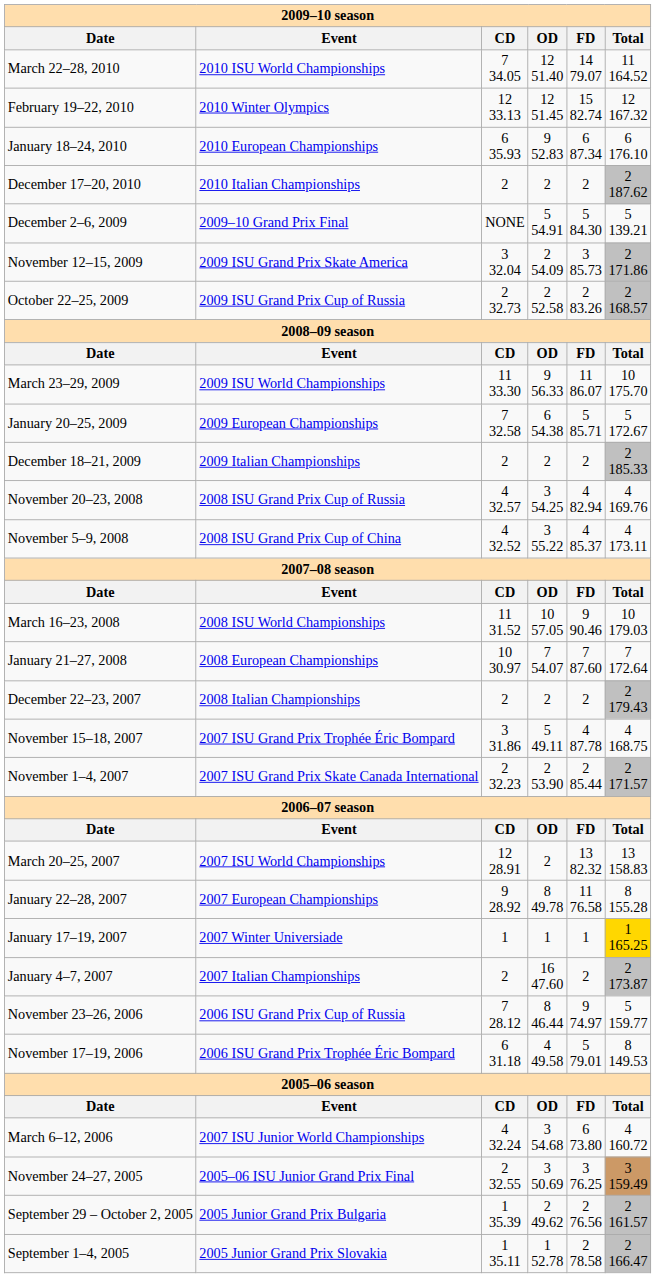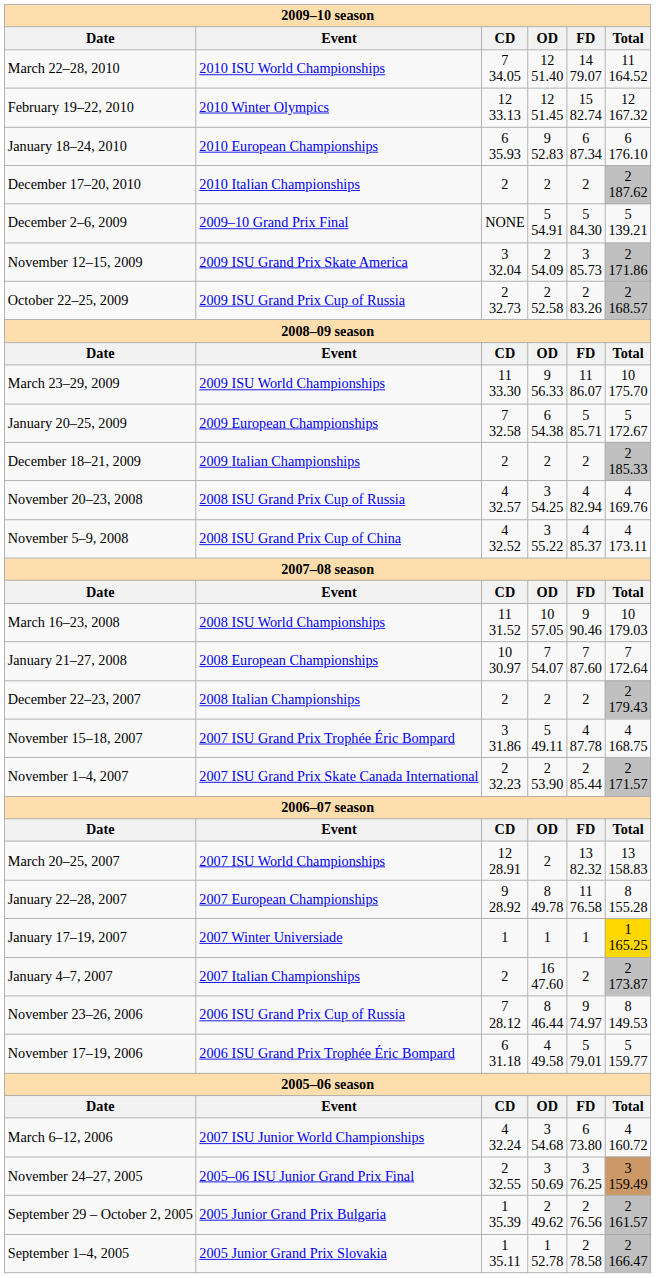(628, 1015) 5 159.77 -> (628, 1015) 8 149.53
(628, 1053) 8 149.53 -> (628, 1053) 5 159.77
